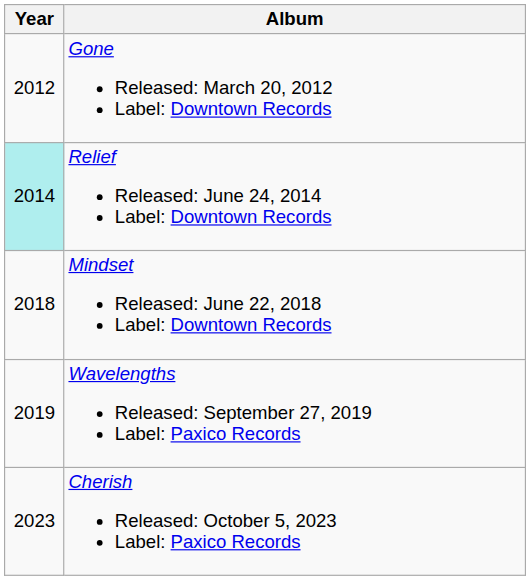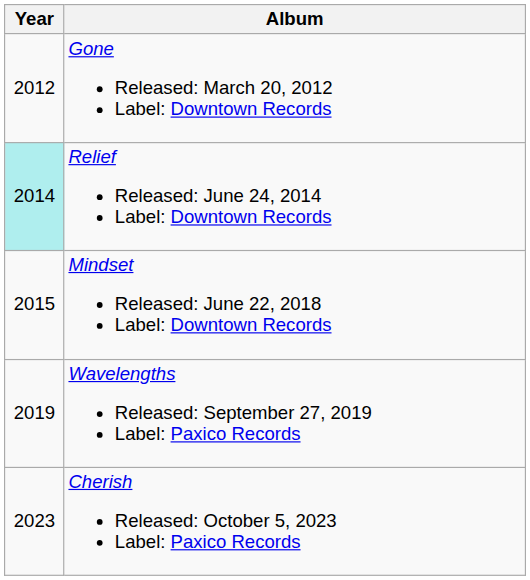(34, 304) 2018 -> (34, 304) 2015
